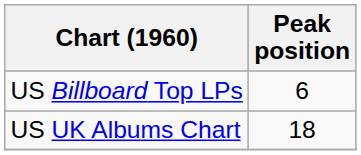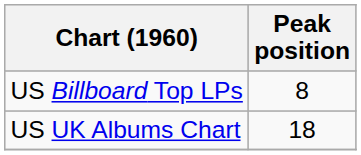(302, 90) 6 -> (302, 90) 8
